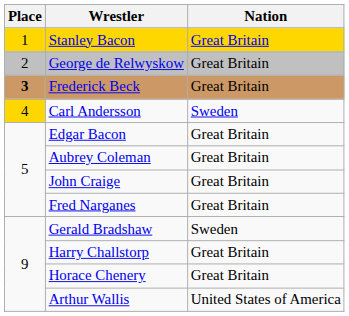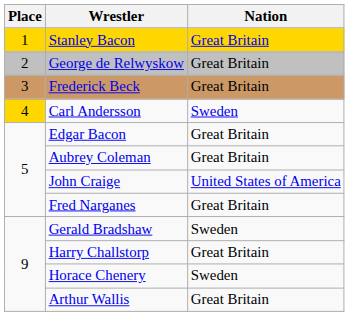(25, 87) bold -> (25, 87) normal
(230, 181) Great Britain -> (266, 181) United States of America
(230, 275) Great Britain -> (214, 275) Sweden
(266, 299) United States of America -> (230, 299) Great Britain
